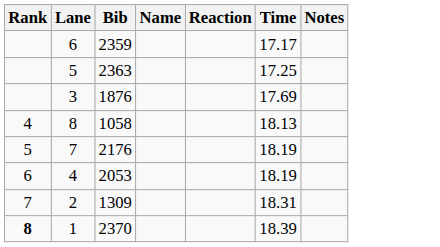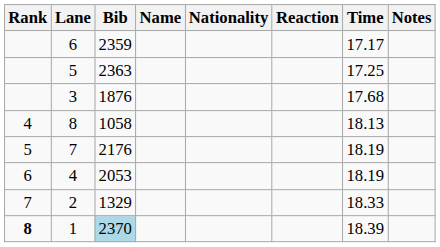+ column: (229, 17)
(278, 96) 17.69 -> (365, 96) 17.68
(115, 202) 1309 -> (115, 202) 1329
(278, 202) 18.31 -> (365, 202) 18.33
(115, 228) no background -> (115, 228) lightblue background
